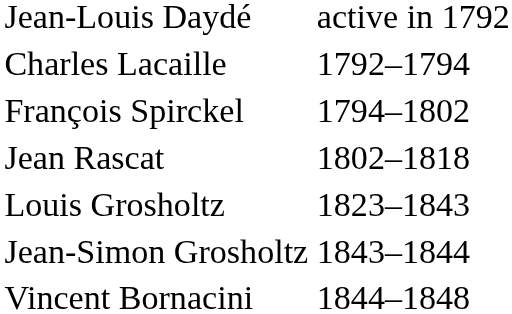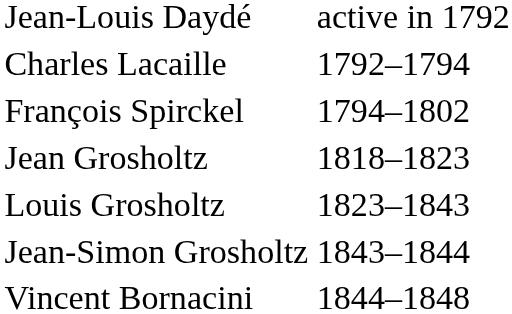- row: (84, 157)
+ row: (106, 157)
